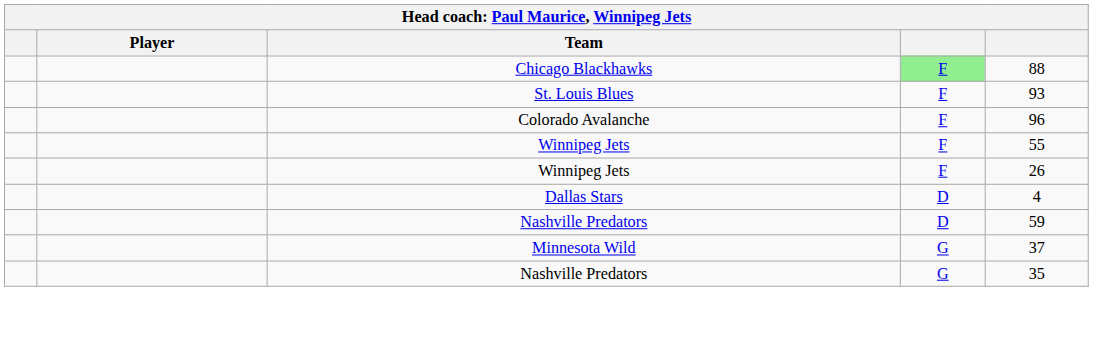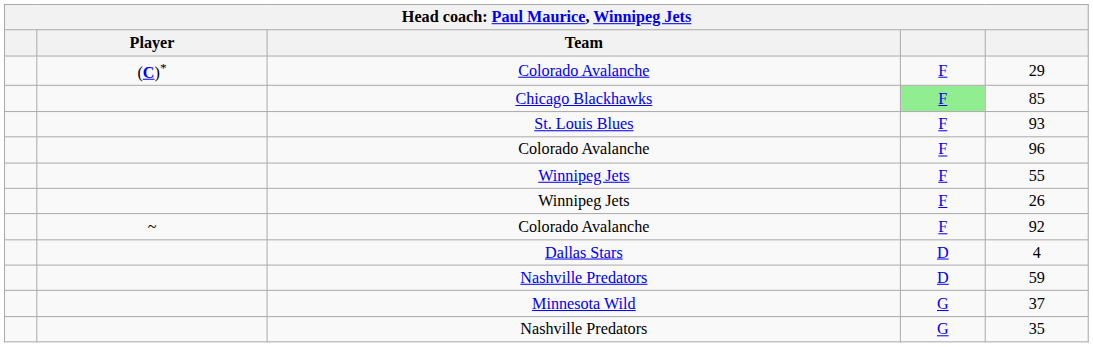+ row: (152, 70)
(1037, 68) 88 -> (1037, 98) 85
+ row: (152, 226)
